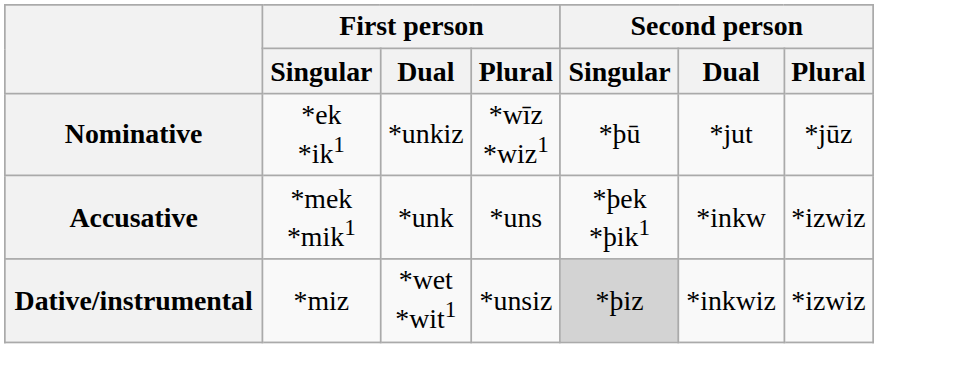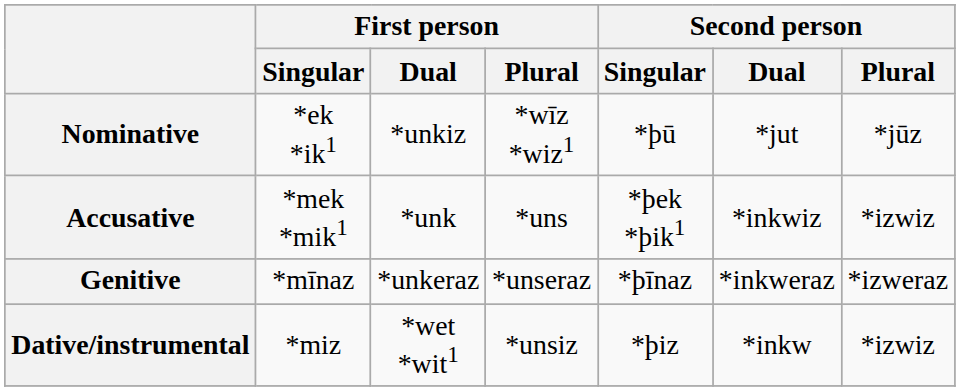(731, 217) *inkw -> (777, 217) *inkwiz
+ row: (130, 280)
(620, 300) lightgrey background -> (655, 344) no background
(731, 300) *inkwiz -> (777, 344) *inkw
